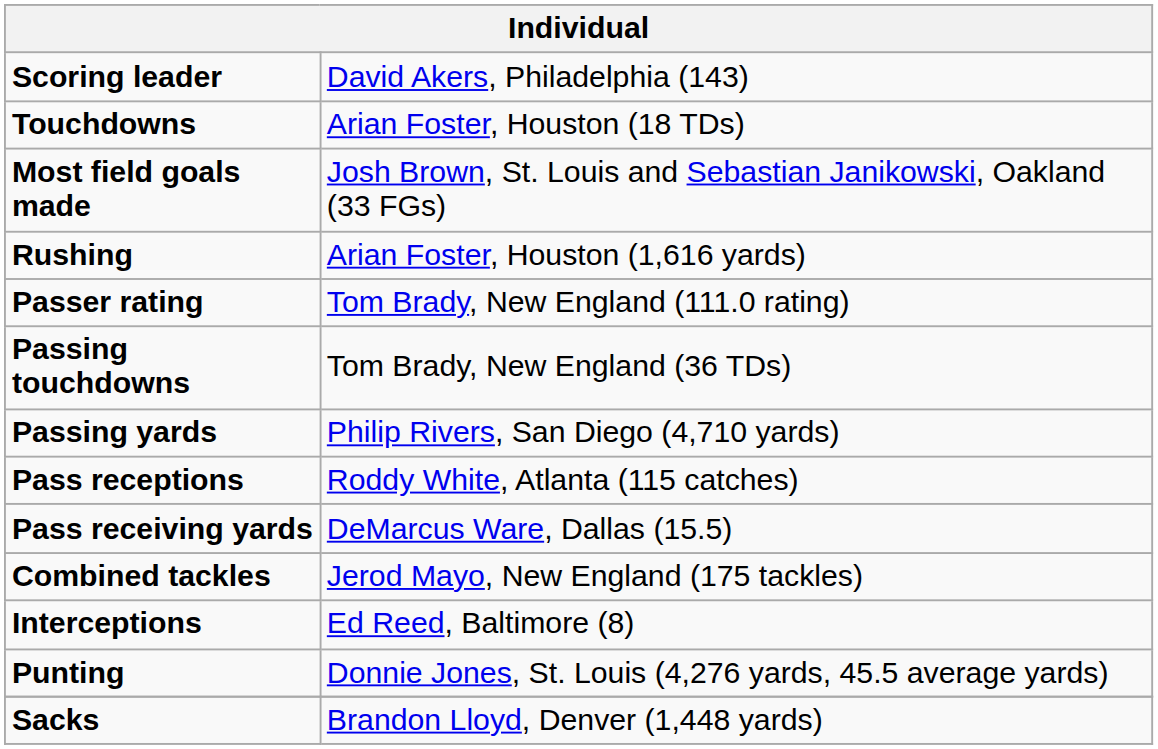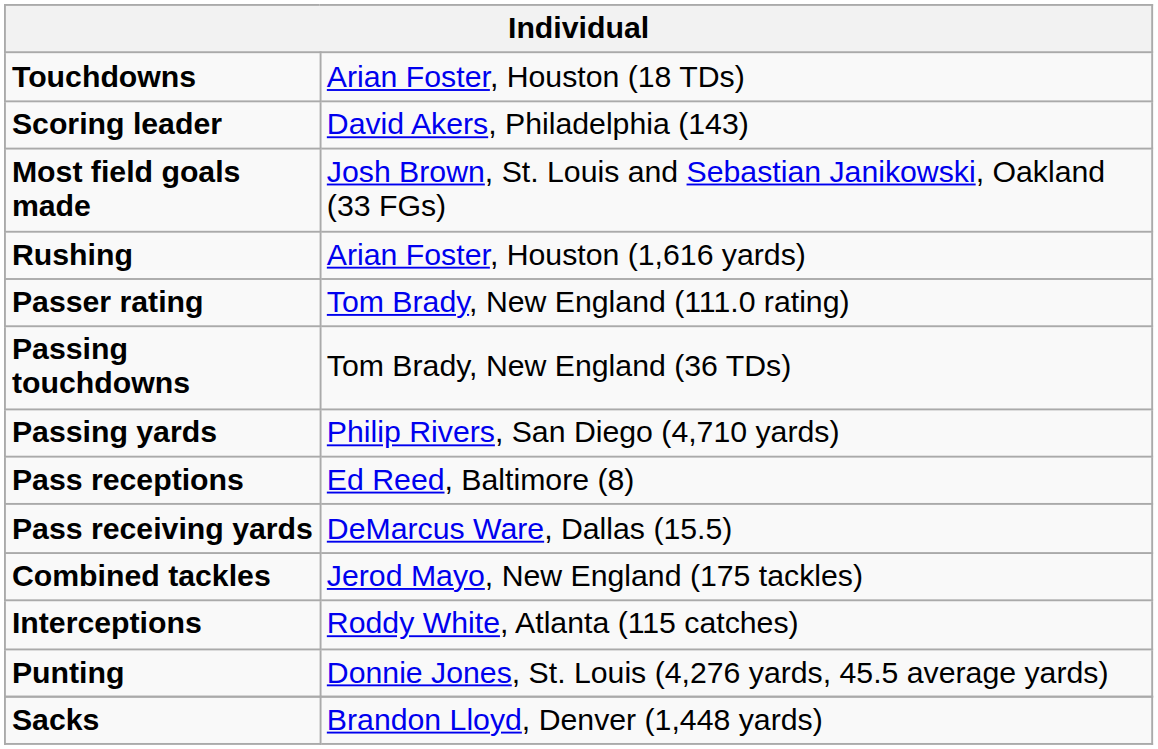rows swapped: (117, 76) <-> (104, 124)
(563, 480) Roddy White, Atlanta (115 catches) -> (481, 480) Ed Reed, Baltimore (8)
(481, 624) Ed Reed, Baltimore (8) -> (563, 624) Roddy White, Atlanta (115 catches)
